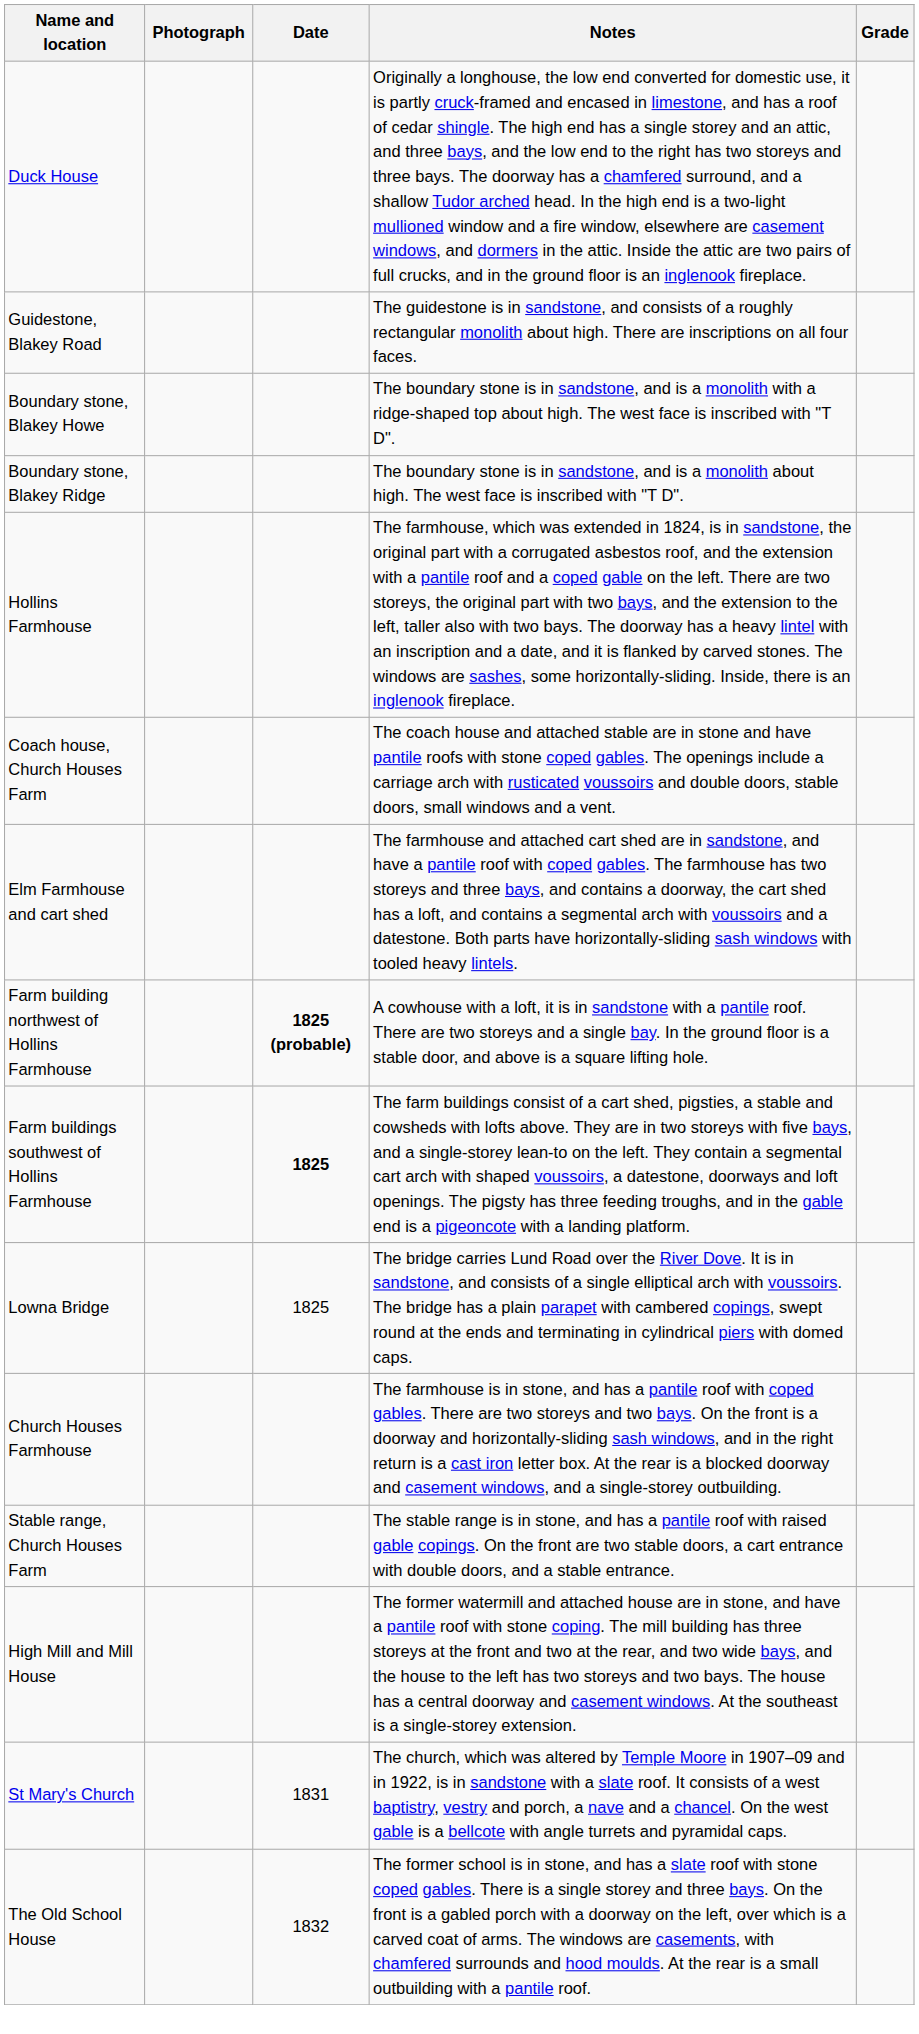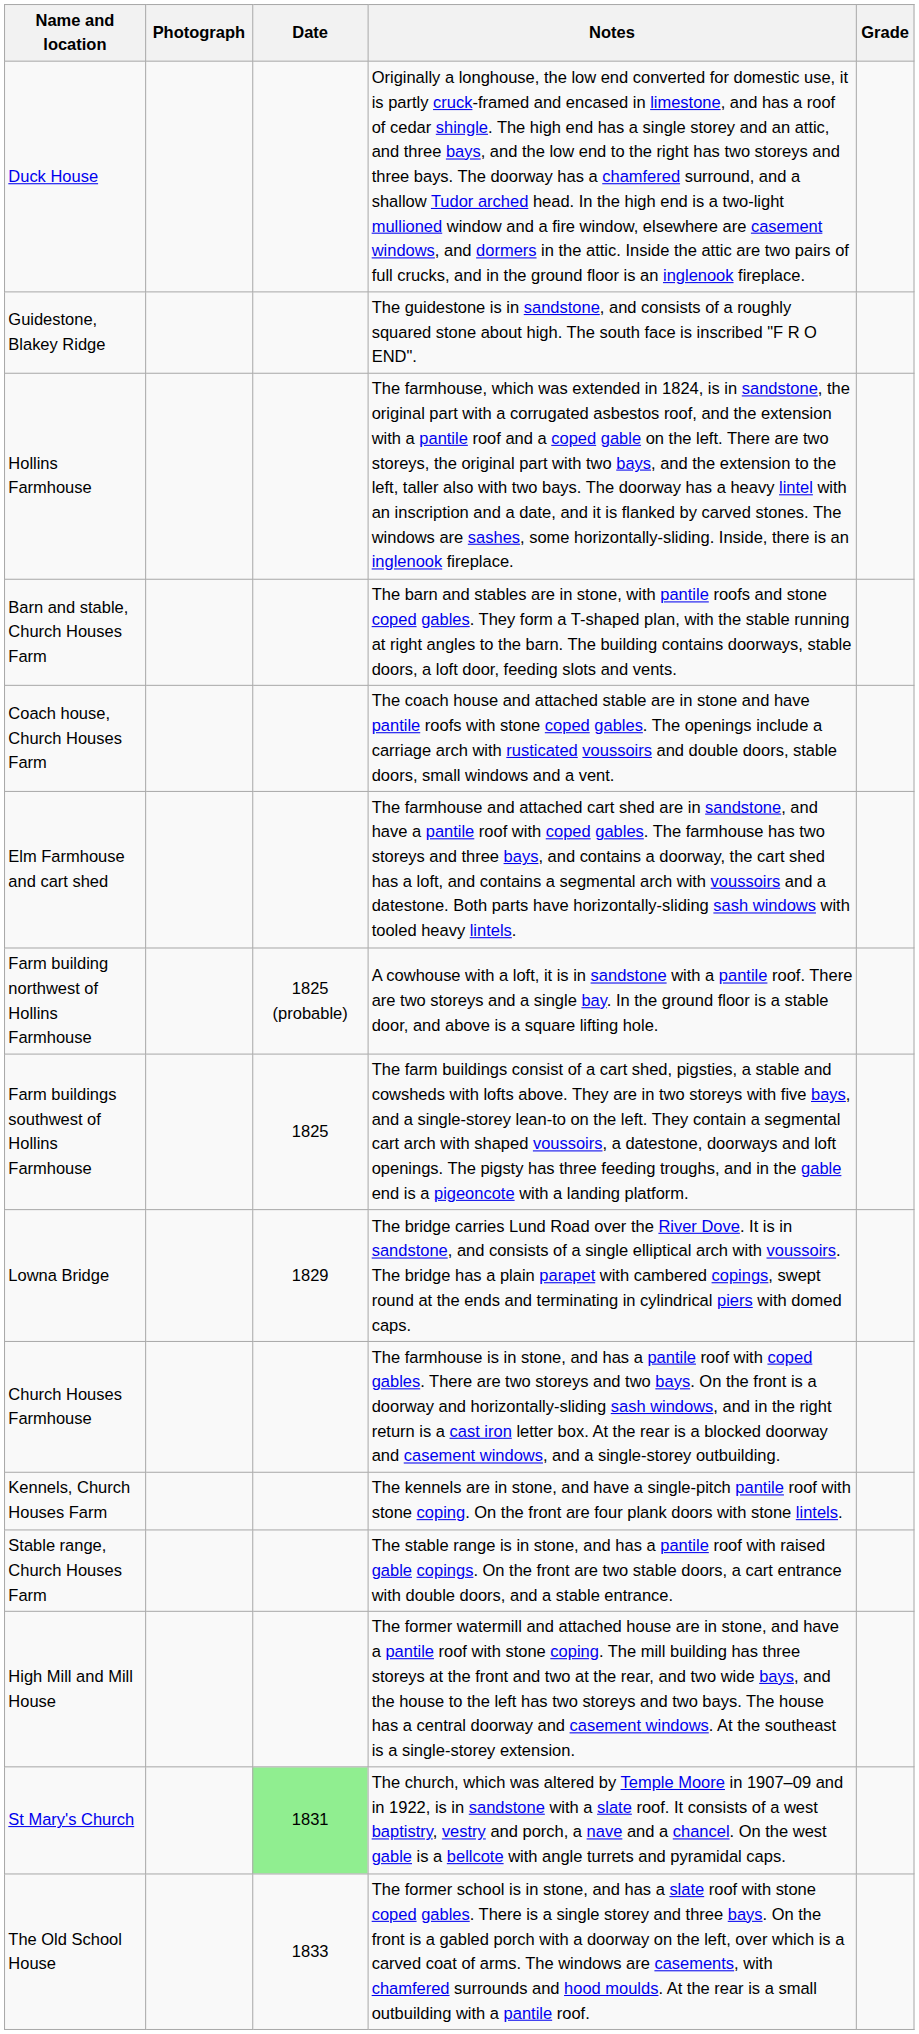+ row: (57, 332)
- row: (55, 332)
- row: (68, 414)
- row: (68, 483)
+ row: (68, 631)
(311, 1033) bold -> (310, 1000) normal
(311, 1164) bold -> (310, 1132) normal
(311, 1307) 1825 -> (310, 1275) 1829
+ row: (69, 1500)
(311, 1795) no background -> (310, 1820) lightgreen background
(311, 1926) 1832 -> (310, 1951) 1833
